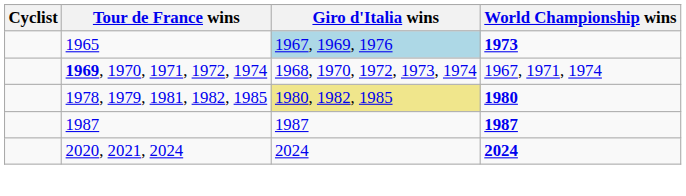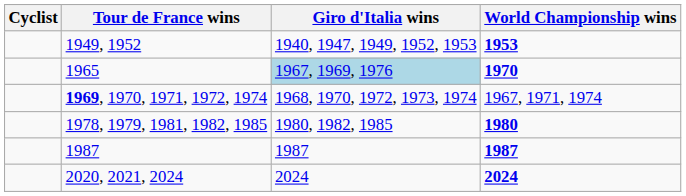+ row: (103, 44)
(501, 44) 1973 -> (501, 71) 1970
(334, 97) khaki background -> (334, 124) no background
